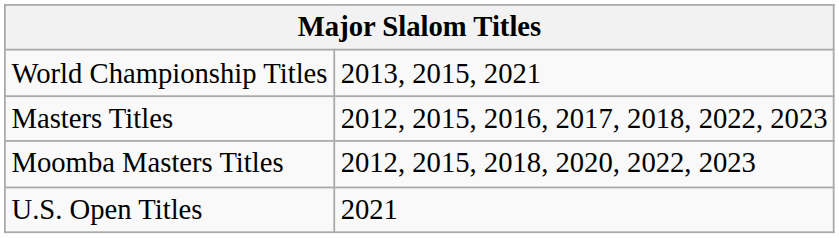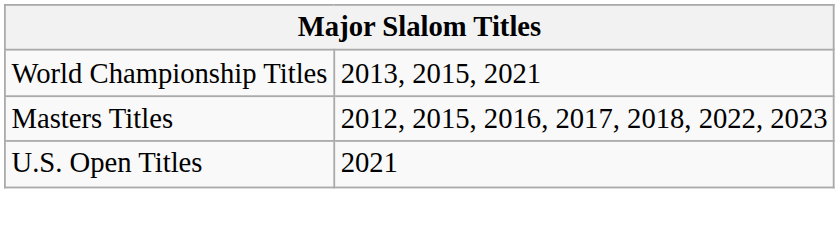- row: (148, 163)
